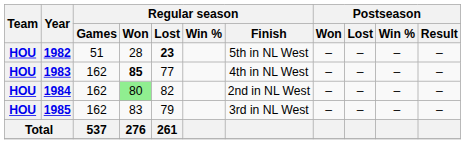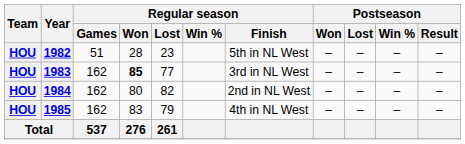(167, 53) bold -> (167, 53) normal
(269, 72) 4th in NL West -> (269, 72) 3rd in NL West
(136, 91) lightgreen background -> (136, 91) no background
(269, 110) 3rd in NL West -> (269, 110) 4th in NL West
